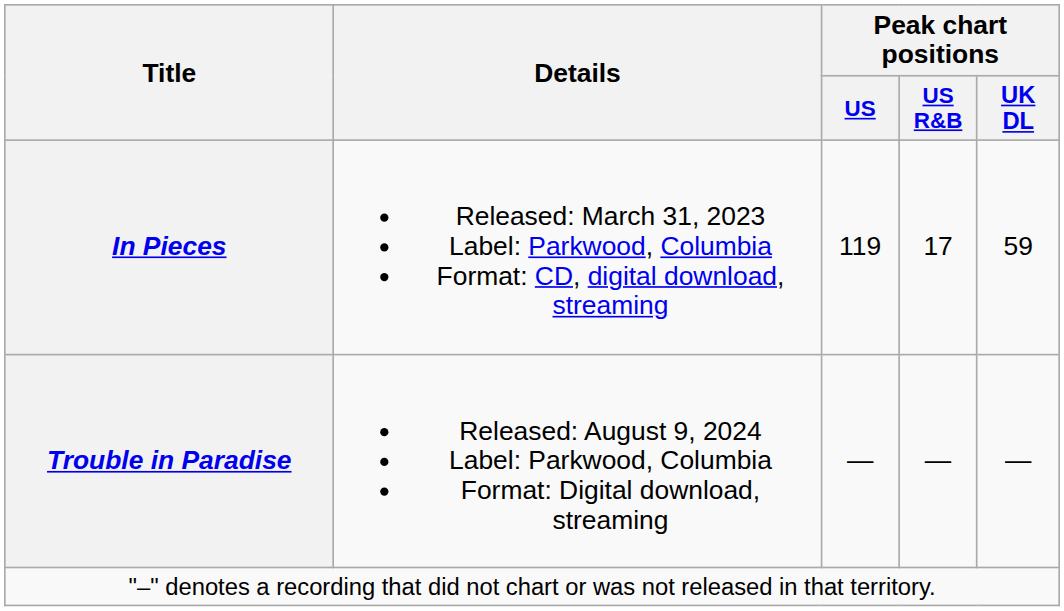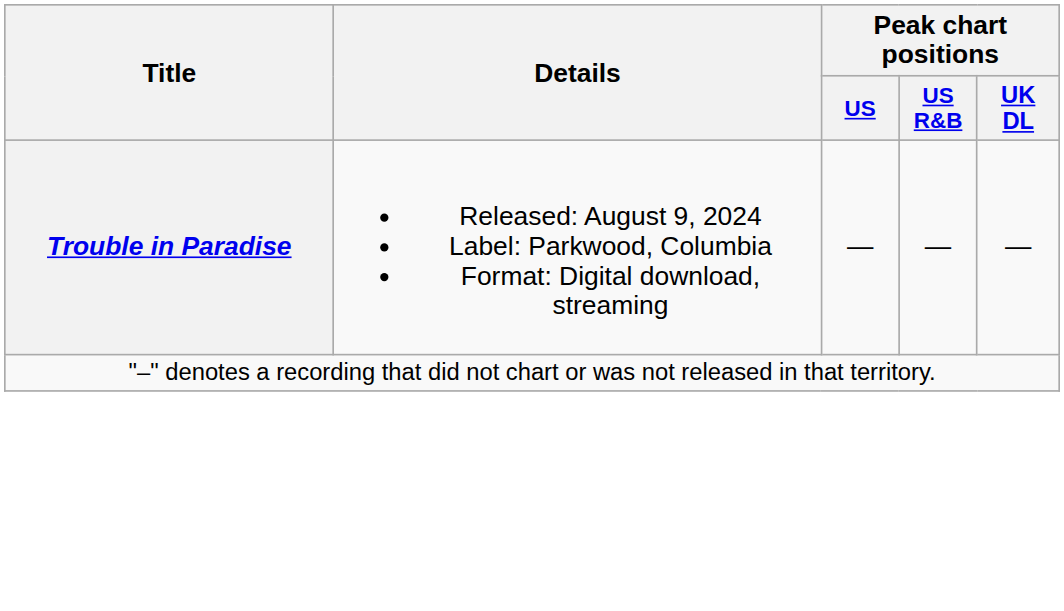- row: (169, 246)
